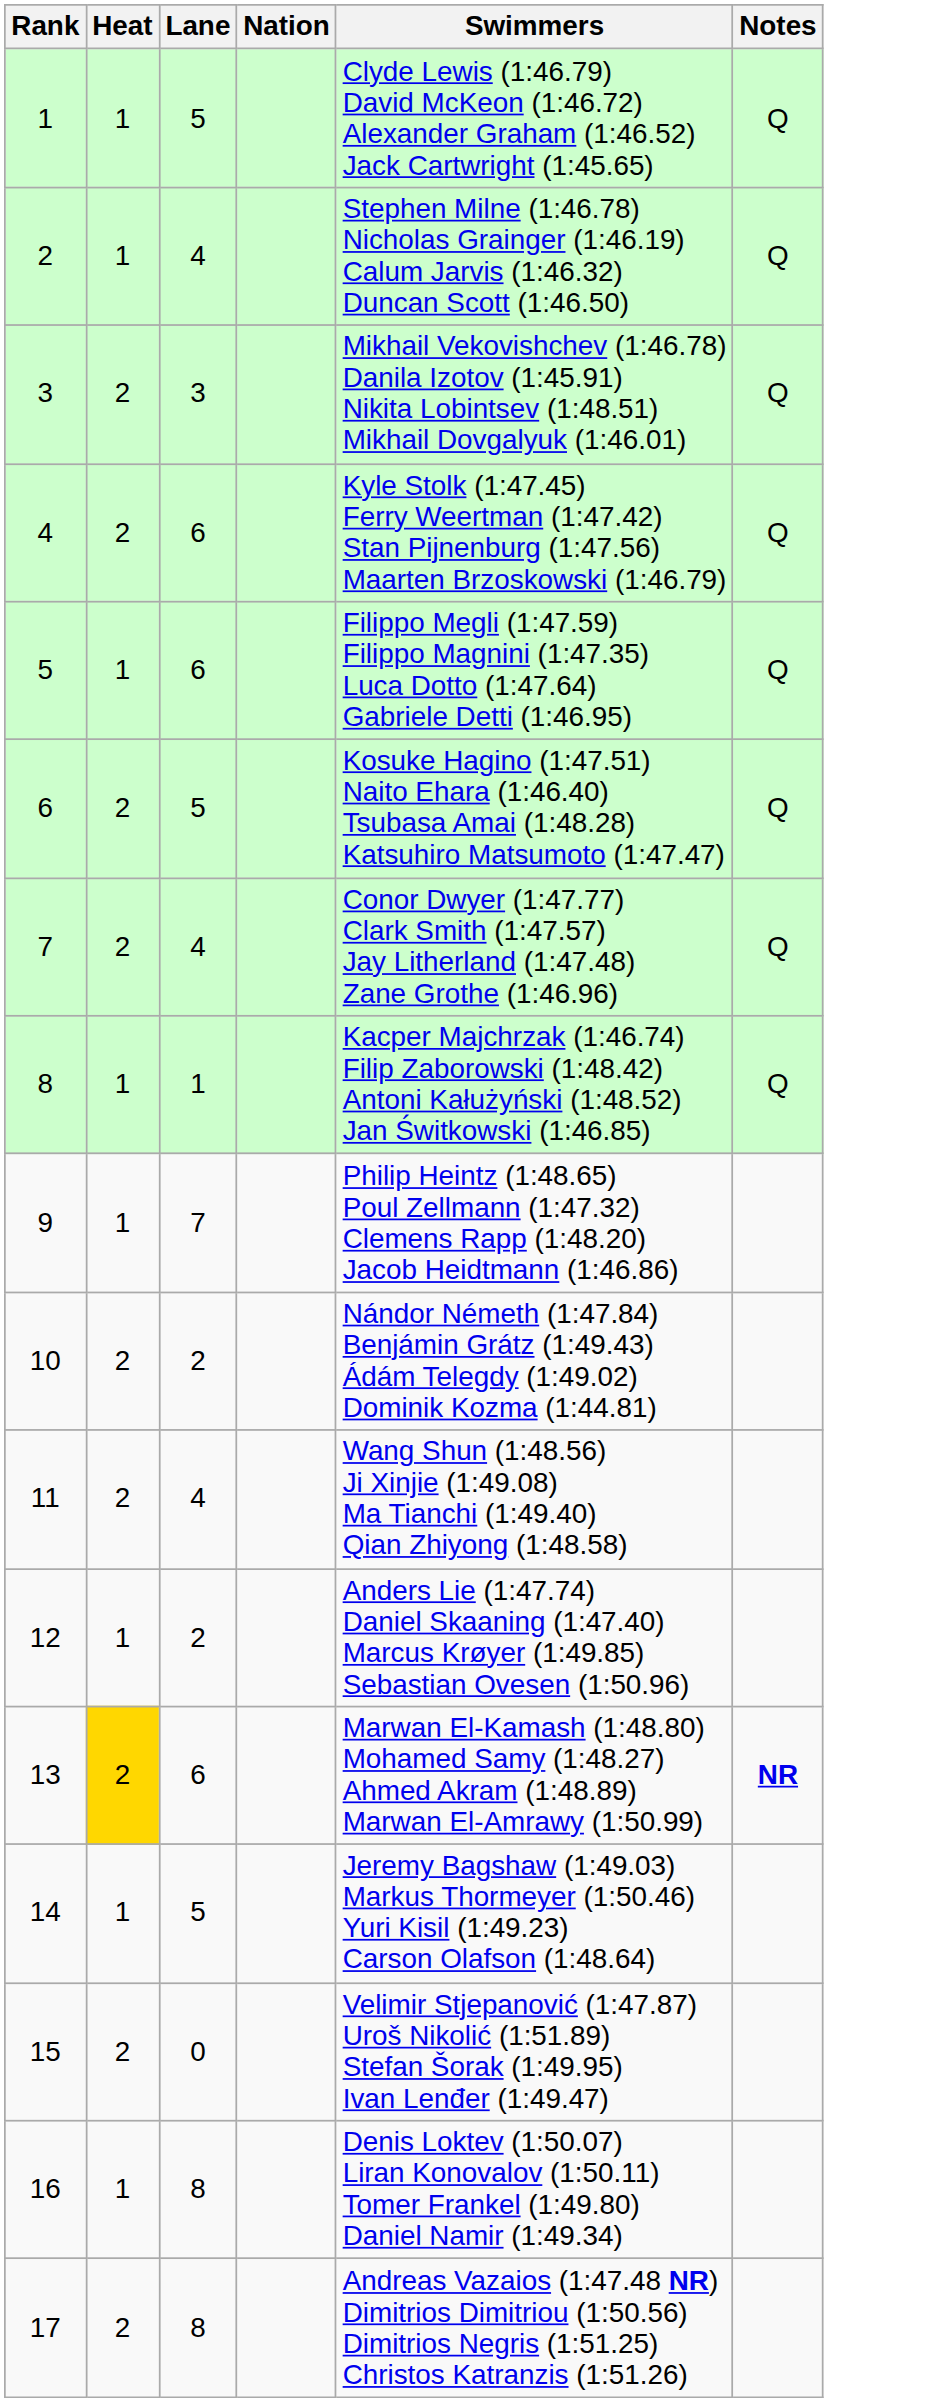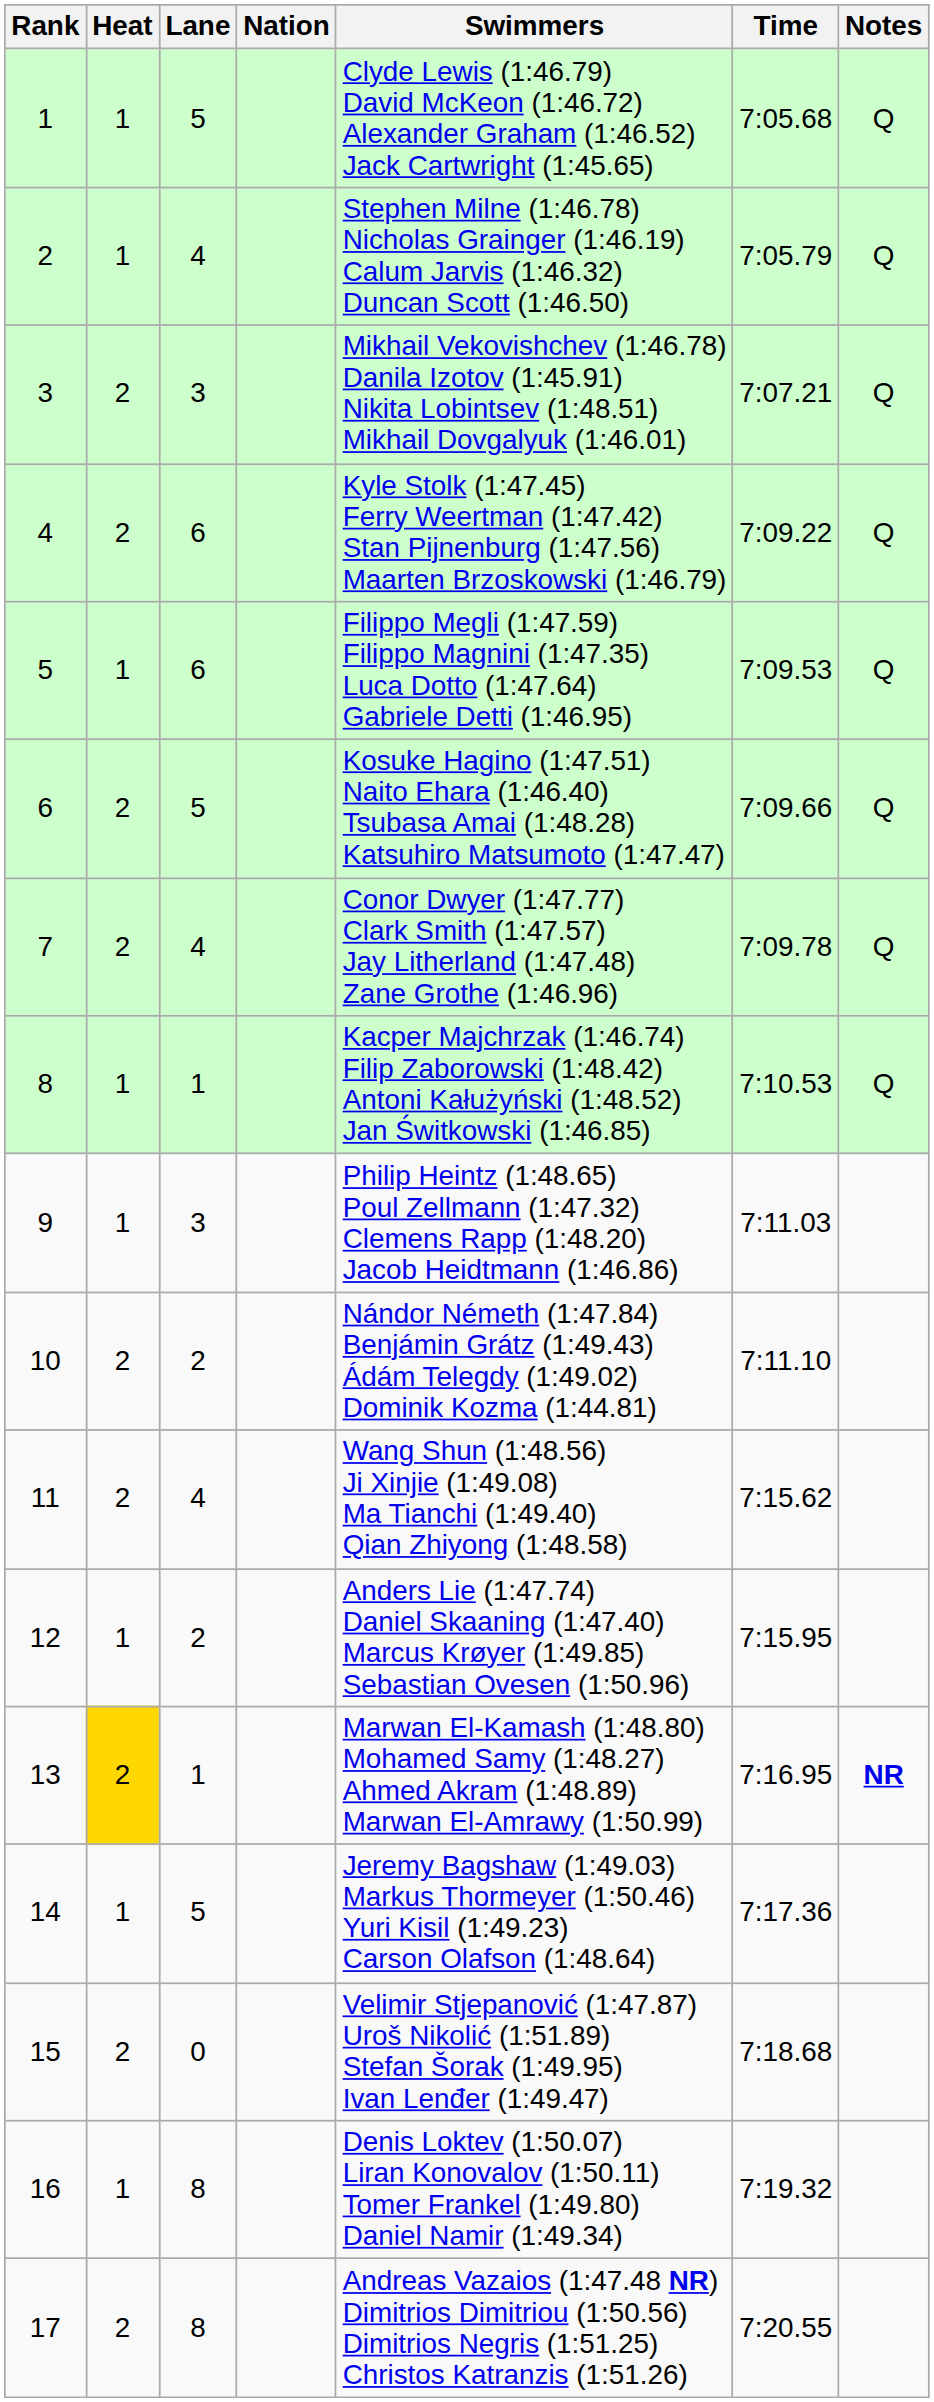+ column: (786, 26)
(198, 1222) 7 -> (198, 1222) 3
(198, 1775) 6 -> (198, 1775) 1
